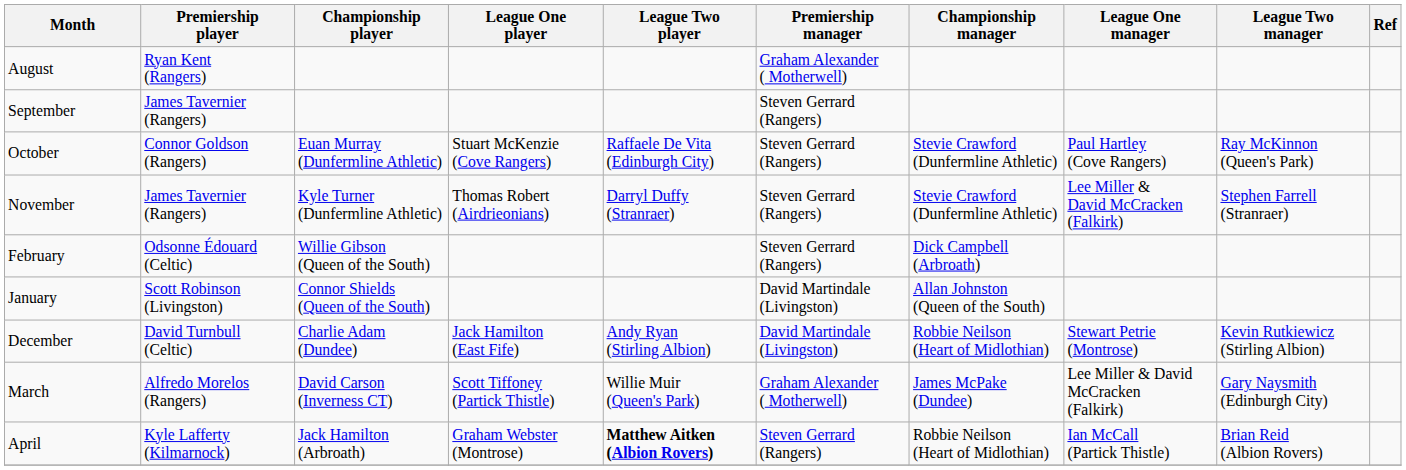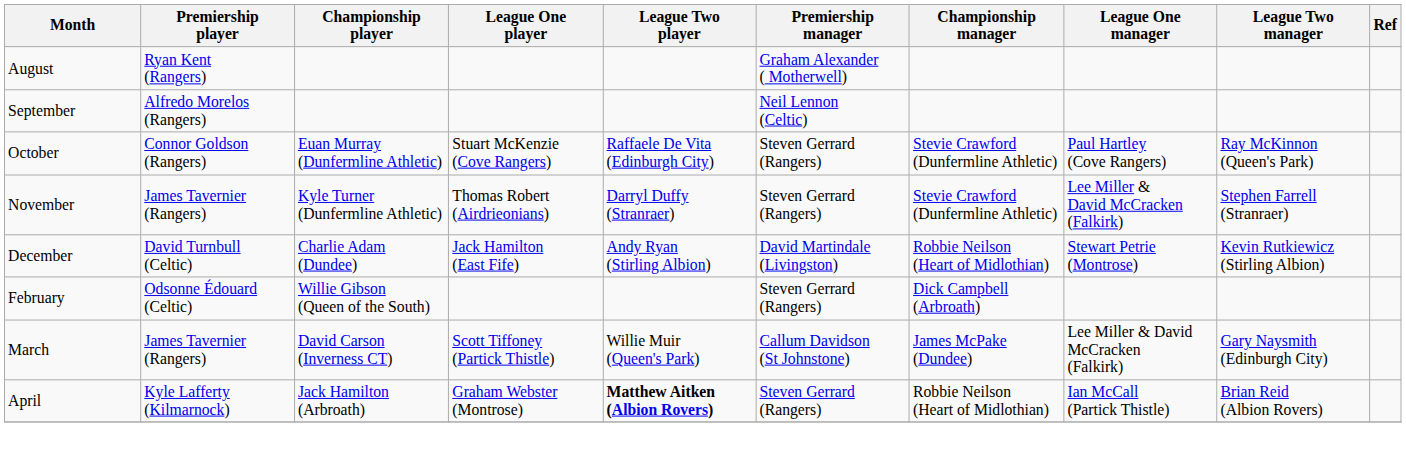(195, 110) James Tavernier (Rangers) -> (197, 110) Alfredo Morelos (Rangers)
(807, 110) Steven Gerrard (Rangers) -> (799, 110) Neil Lennon (Celtic)
rows swapped: (40, 340) <-> (36, 255)
- row: (32, 298)
(197, 392) Alfredo Morelos (Rangers) -> (195, 349) James Tavernier (Rangers)
(819, 392) Graham Alexander ( Motherwell) -> (815, 349) Callum Davidson (St Johnstone)
